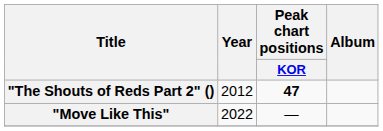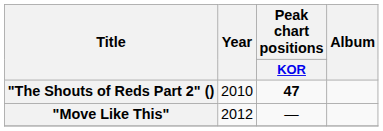(237, 91) 2012 -> (237, 91) 2010
(237, 114) 2022 -> (237, 114) 2012
